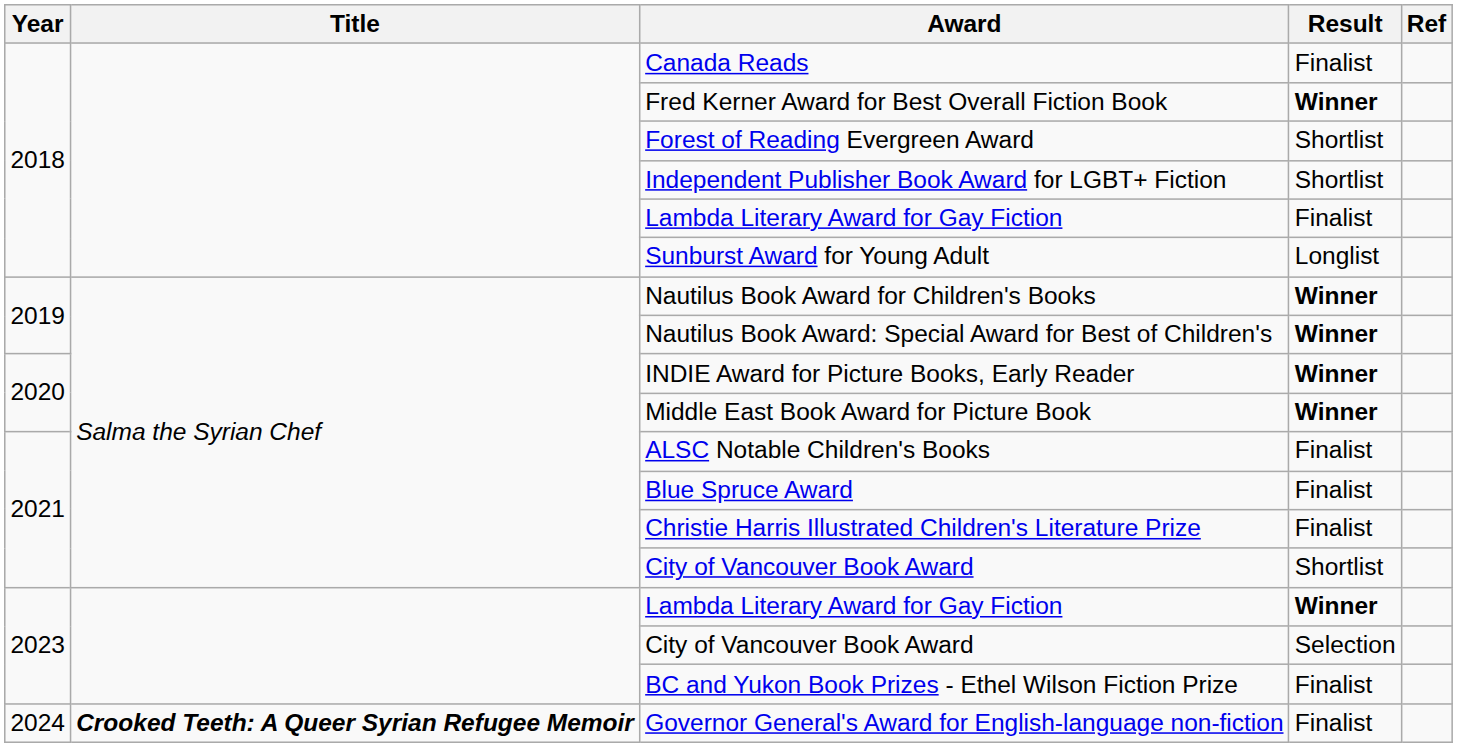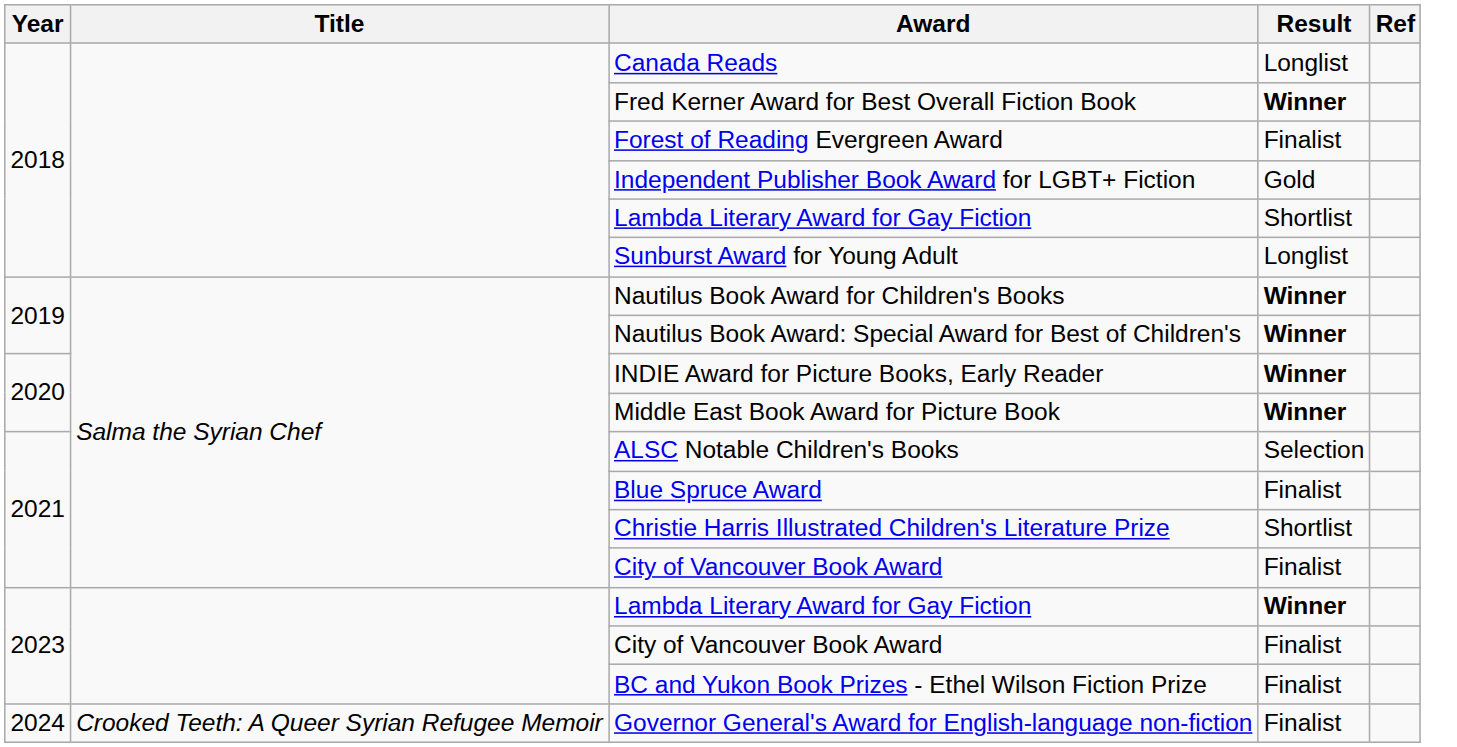(1334, 62) Finalist -> (1306, 62) Longlist
(1339, 140) Shortlist -> (1302, 140) Finalist
(1339, 179) Shortlist -> (1289, 179) Gold
(1334, 218) Finalist -> (1308, 218) Shortlist
(1334, 450) Finalist -> (1314, 450) Selection
(1334, 528) Finalist -> (1308, 528) Shortlist
(1339, 567) Shortlist -> (1302, 567) Finalist
(1345, 645) Selection -> (1302, 645) Finalist
(355, 722) bold -> (339, 722) normal
